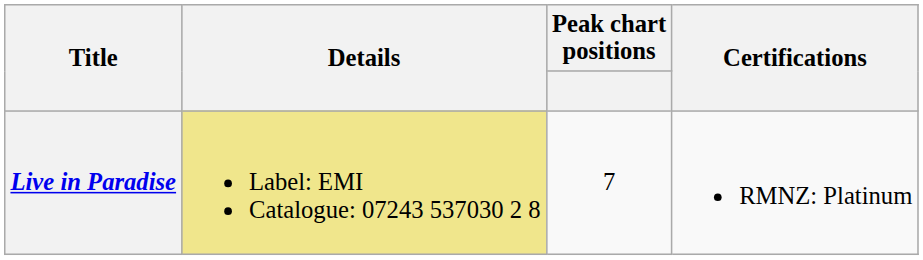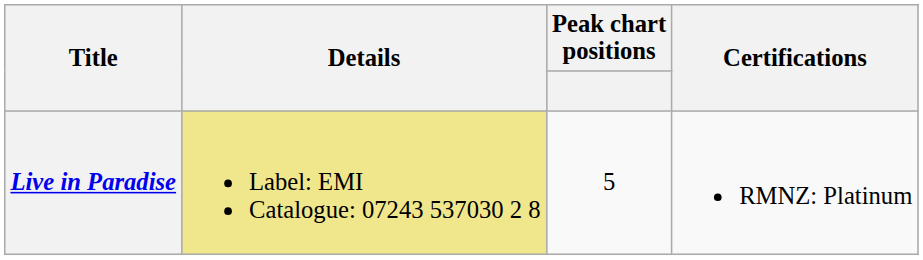(609, 182) 7 -> (609, 182) 5
